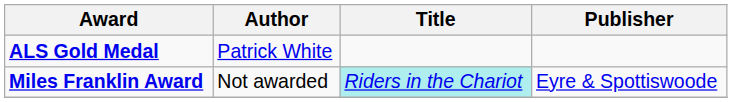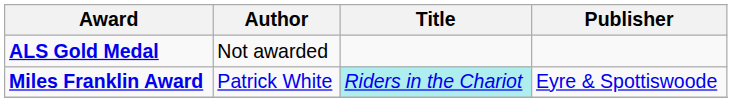(275, 50) Patrick White -> (273, 50) Not awarded
(273, 81) Not awarded -> (275, 81) Patrick White
